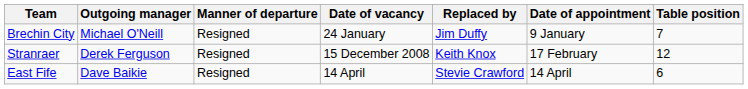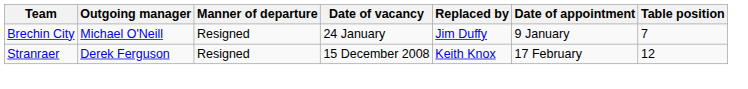- row: (32, 73)
